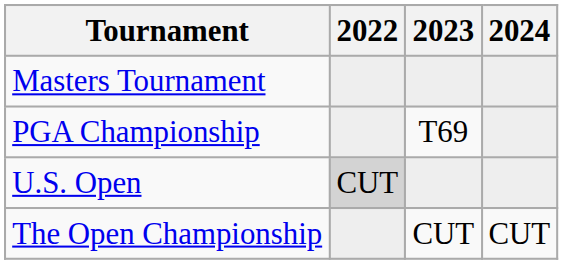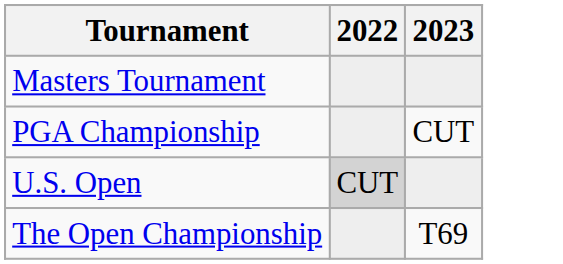- column: (519, 30)
(443, 131) T69 -> (443, 131) CUT
(443, 233) CUT -> (443, 233) T69
